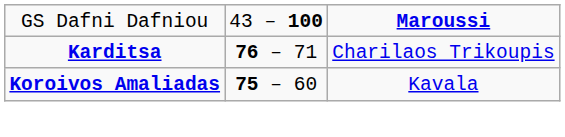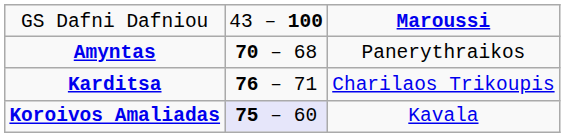+ row: (115, 52)
(276, 84) no background -> (276, 116) lavender background
